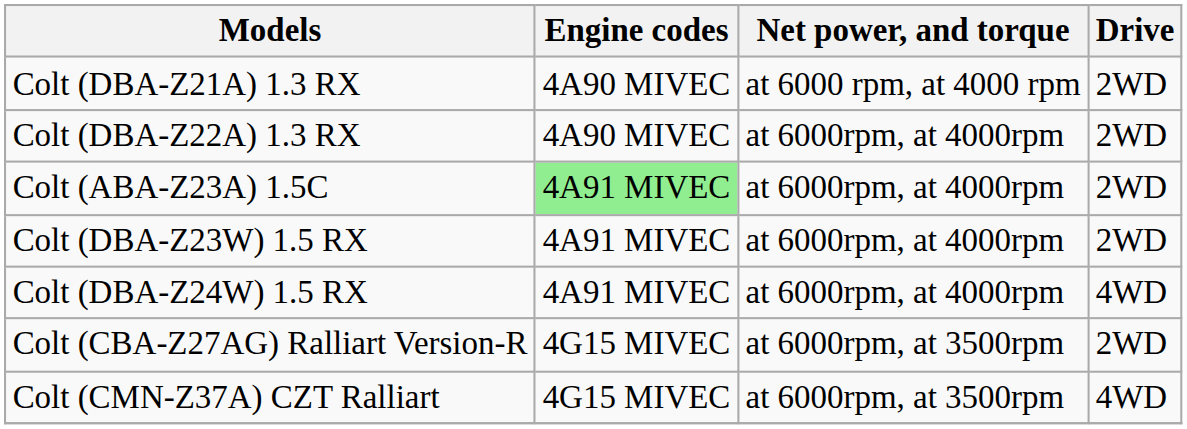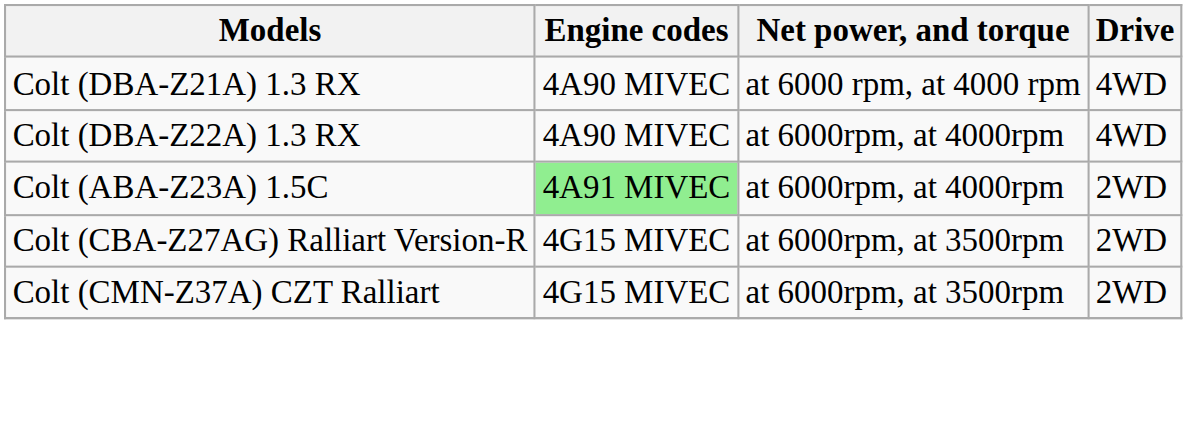(1131, 82) 2WD -> (1131, 82) 4WD
(1131, 135) 2WD -> (1131, 135) 4WD
- row: (190, 239)
- row: (190, 291)
(1131, 396) 4WD -> (1131, 291) 2WD
